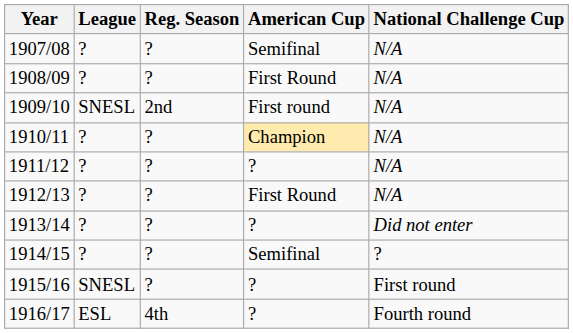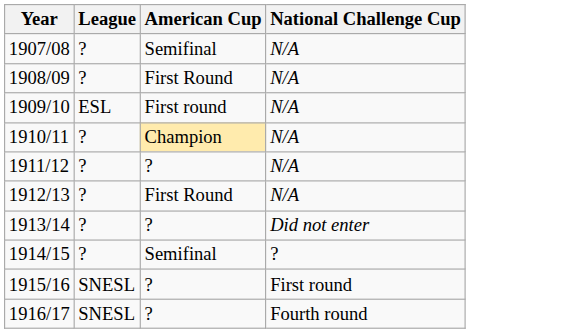- column: (192, 19)
(107, 107) SNESL -> (95, 107) ESL
(95, 313) ESL -> (107, 313) SNESL
